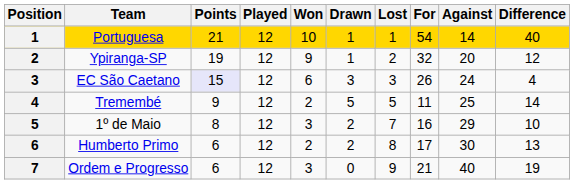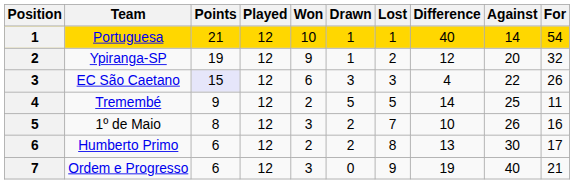columns swapped: (424, 15) <-> (532, 15)
(467, 80) 24 -> (512, 80) 22
(467, 124) 29 -> (512, 124) 26
